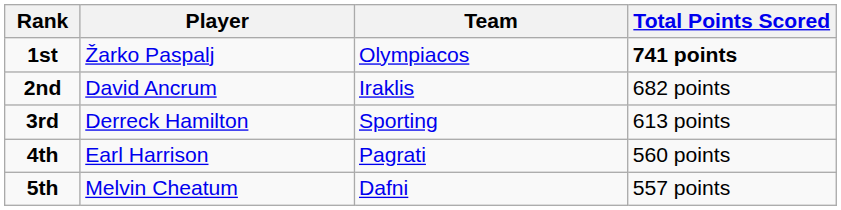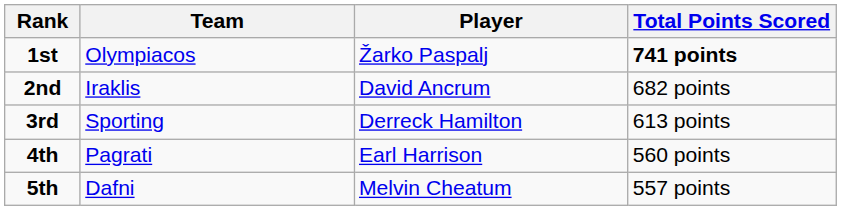columns swapped: (217, 21) <-> (491, 21)
